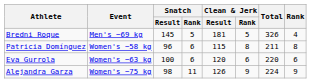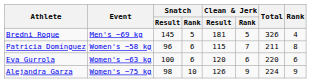(247, 47) 8 -> (247, 47) 7
(192, 71) 11 -> (192, 71) 10
